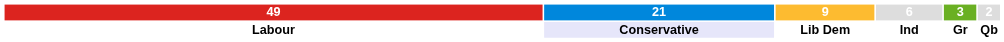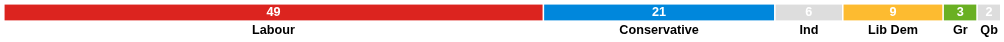columns swapped: (825, 12) <-> (909, 12)
(659, 29) lavender background -> (659, 29) no background
